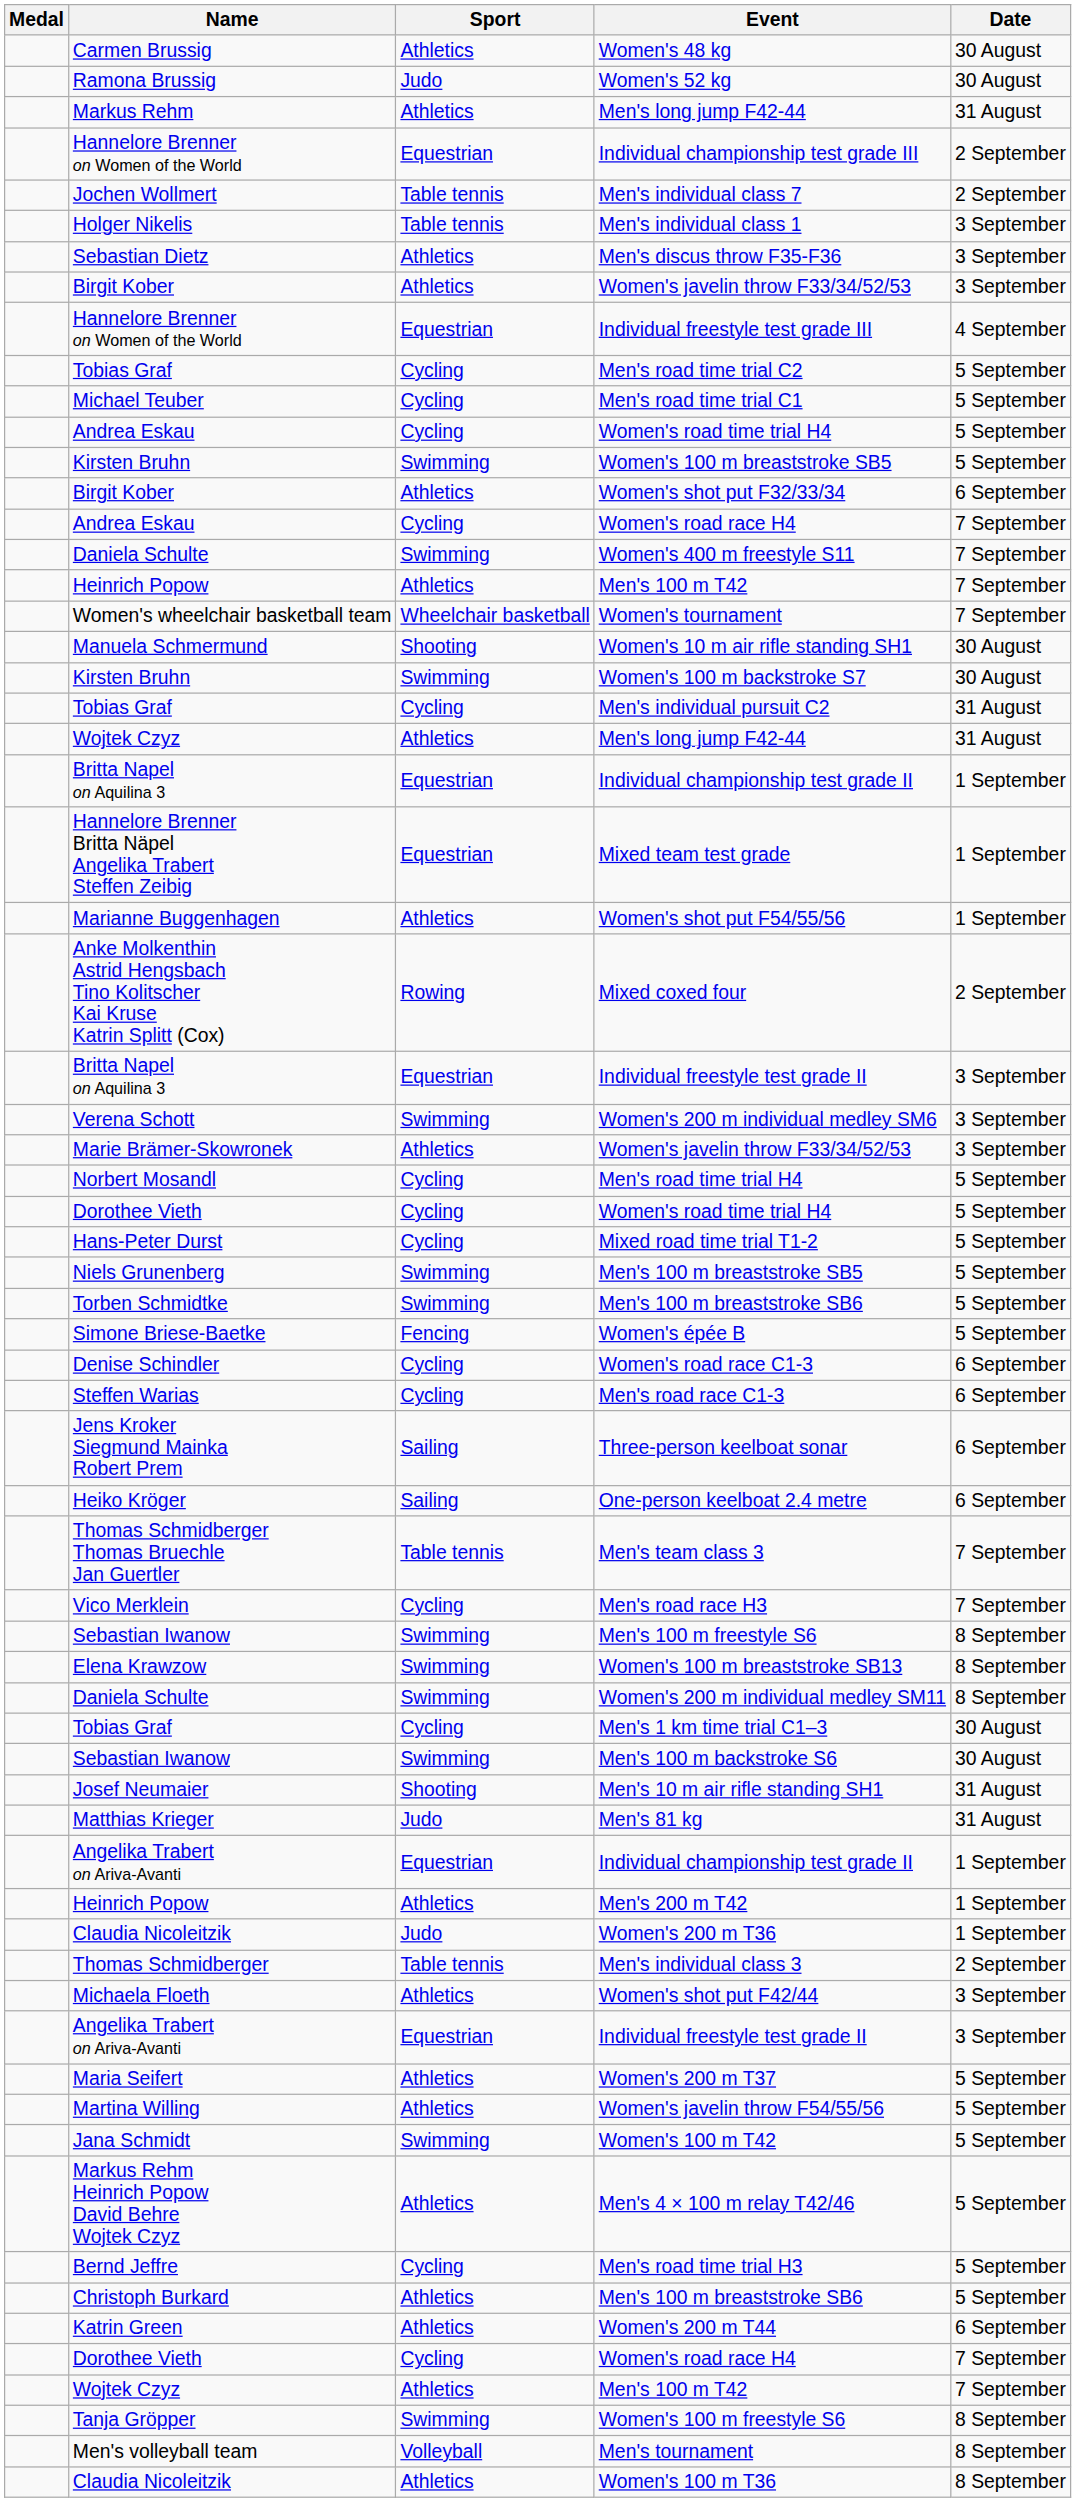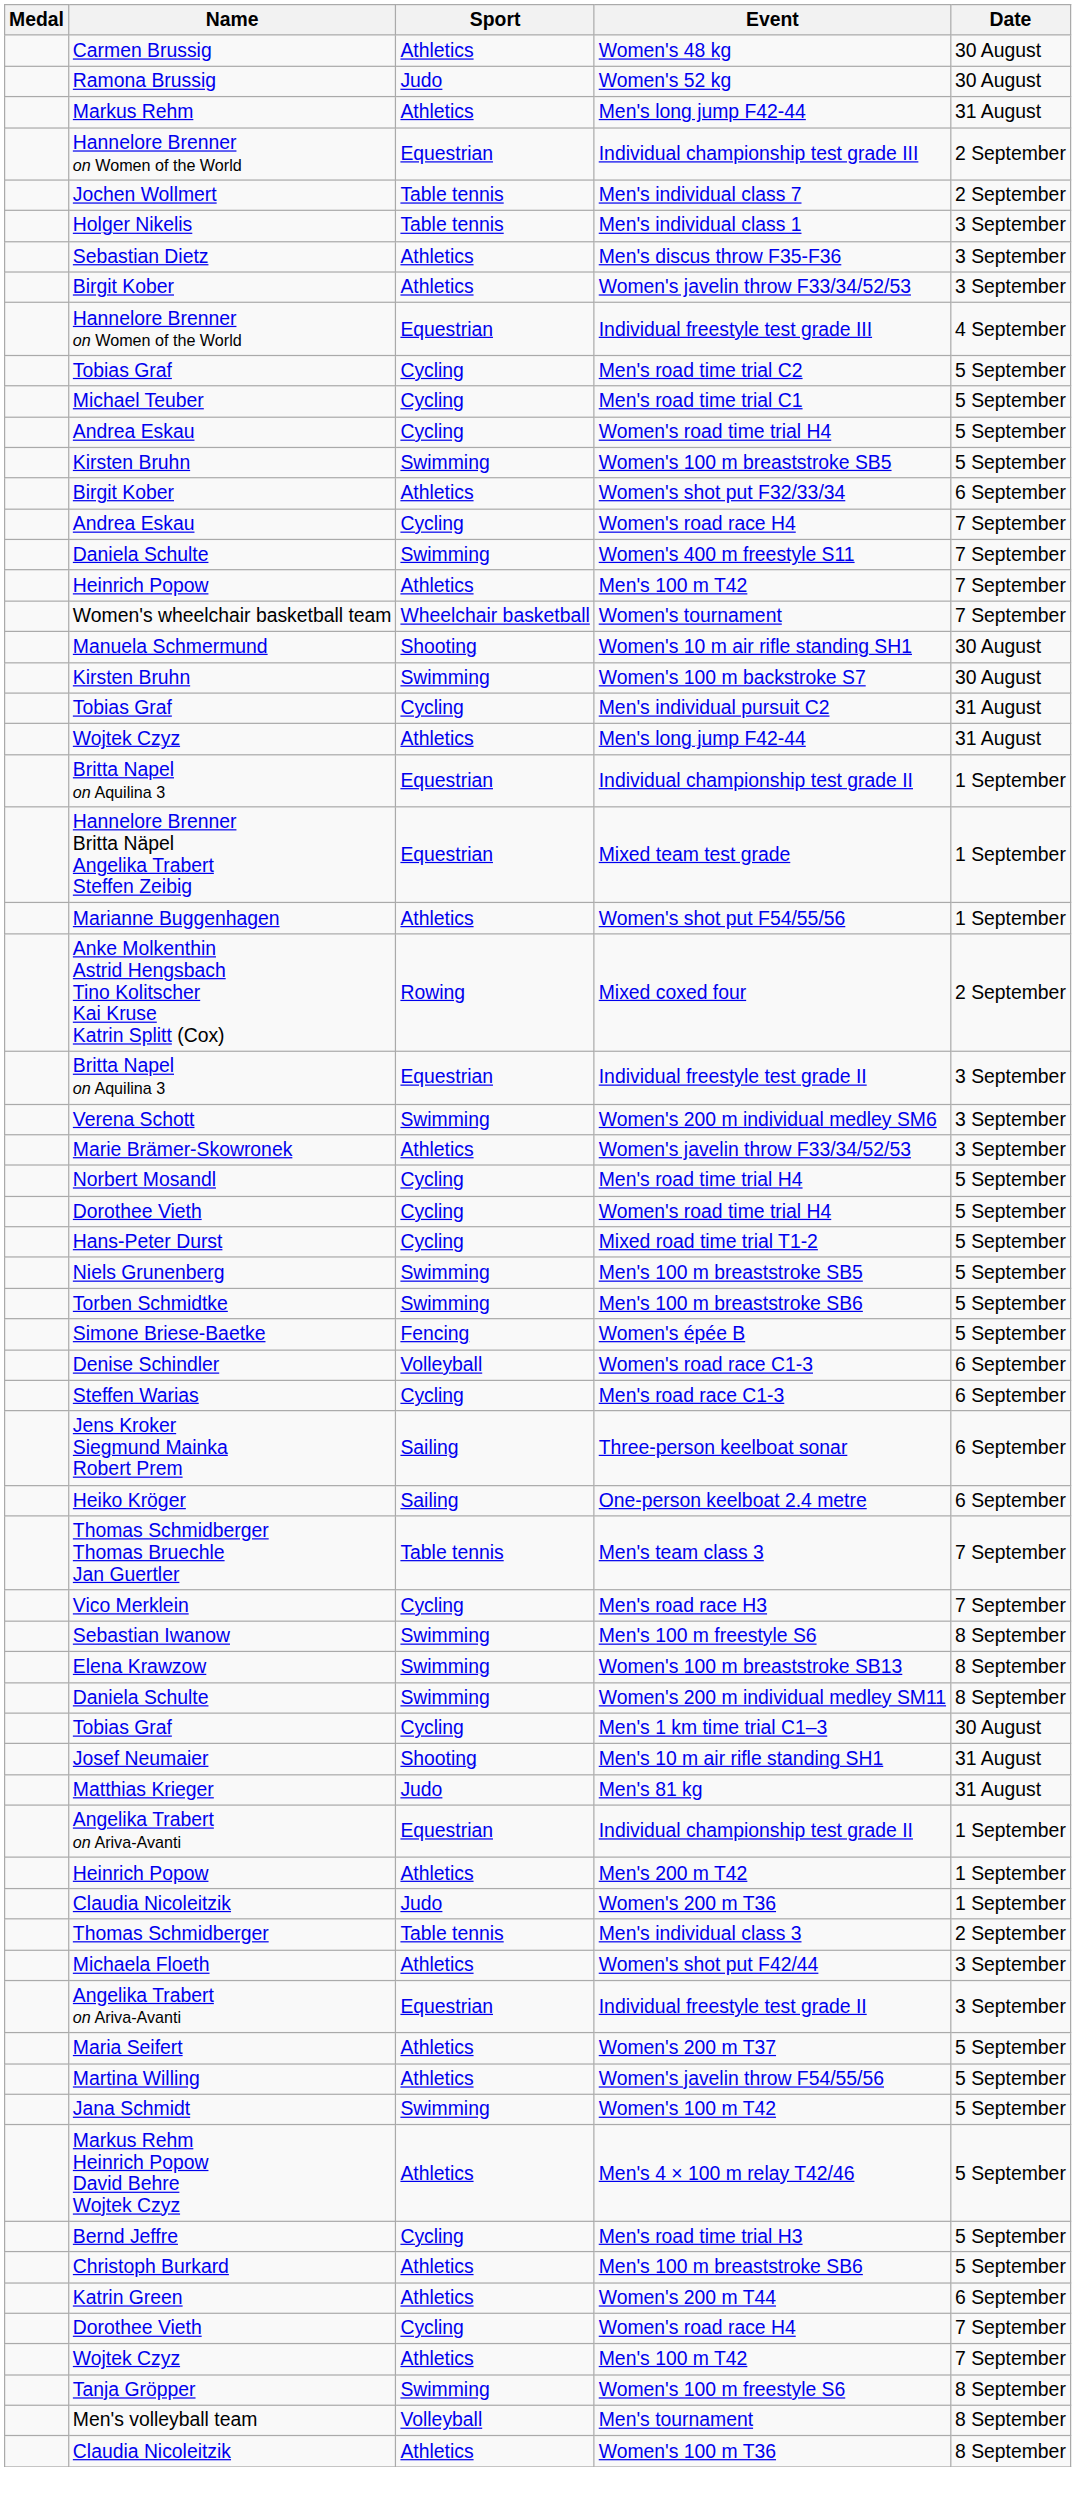(432, 1364) Cycling -> (441, 1364) Volleyball
- row: (151, 1758)
